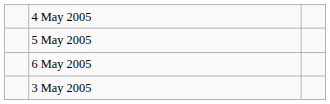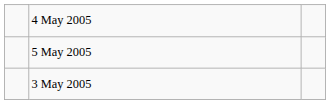- row: (61, 64)
